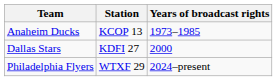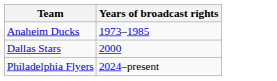- column: (122, 13)
